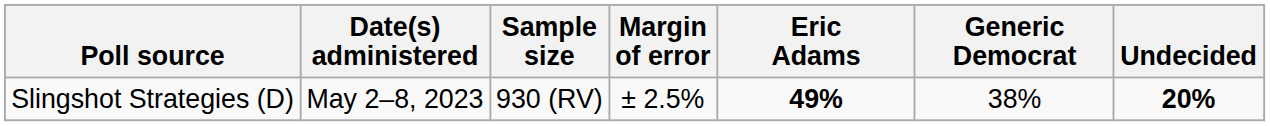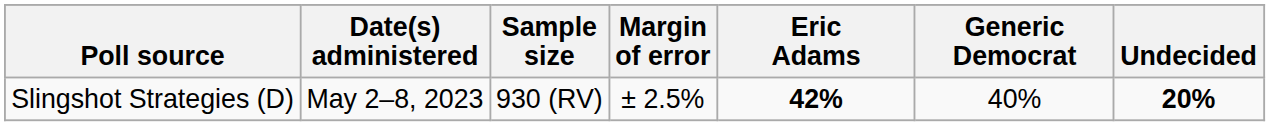(816, 99) 49% -> (816, 99) 42%
(1015, 99) 38% -> (1015, 99) 40%
